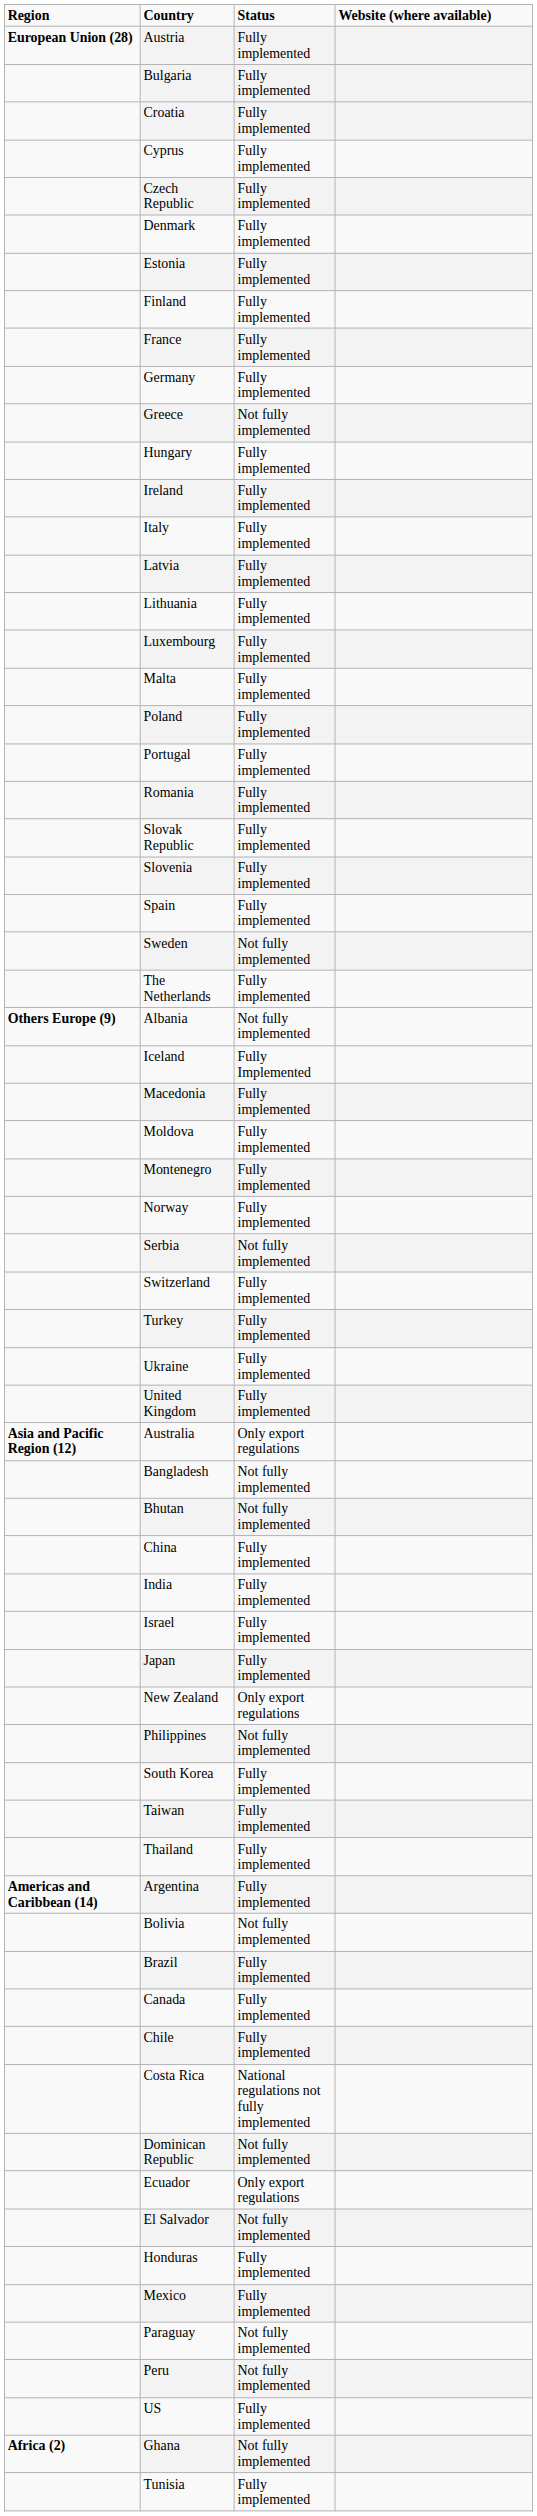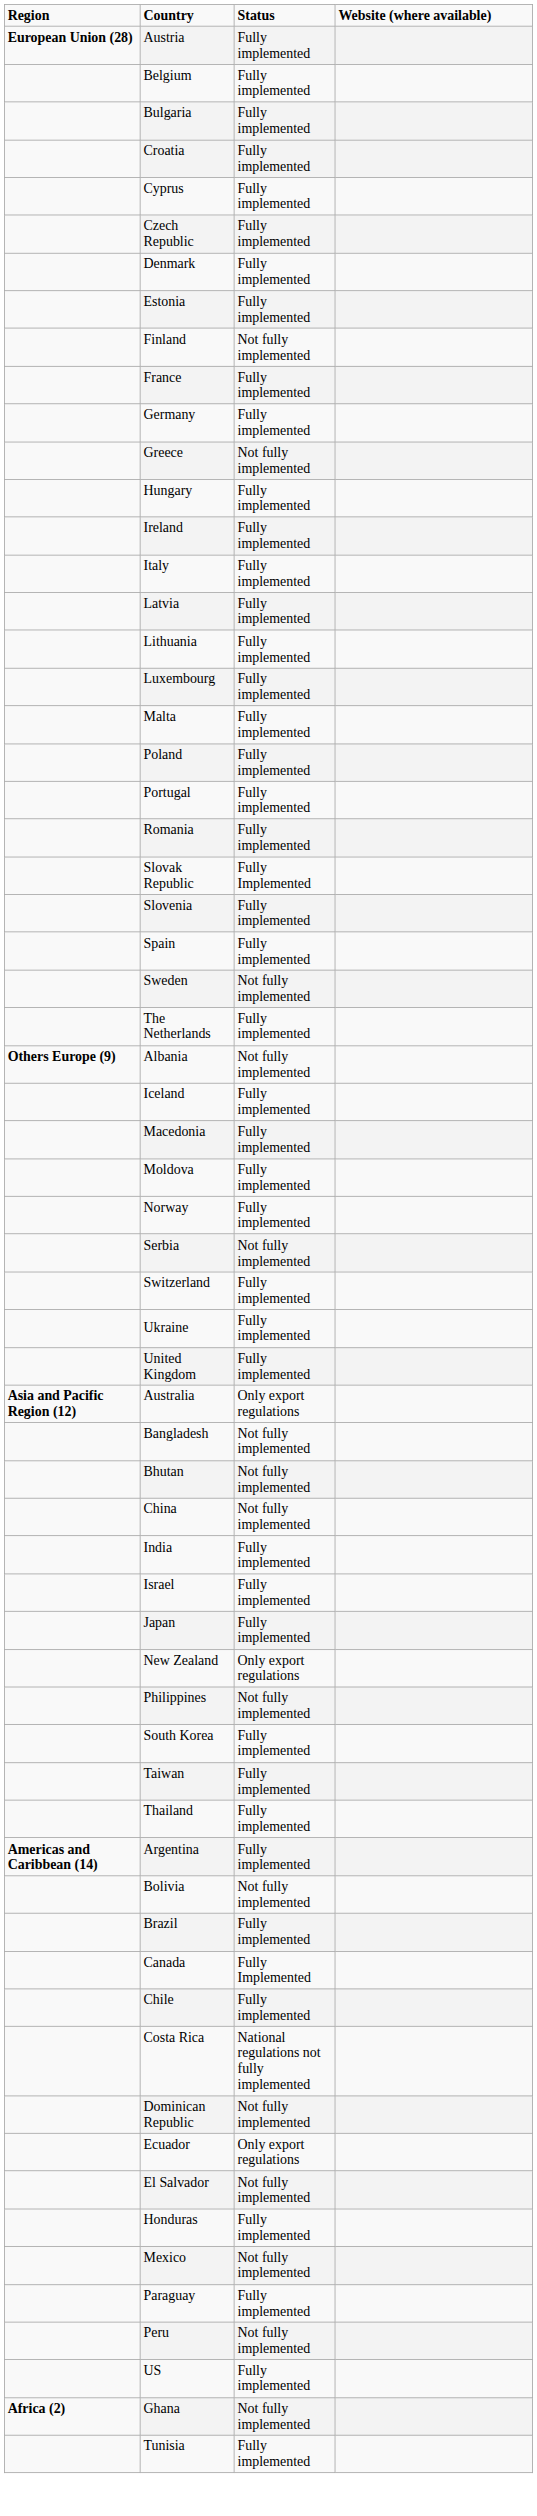+ row: (167, 75)
(274, 309) Fully implemented -> (274, 347) Not fully implemented
(274, 837) Fully implemented -> (274, 875) Fully Implemented
(274, 1064) Fully Implemented -> (274, 1102) Fully implemented
- row: (178, 1169)
- row: (163, 1320)
(274, 1554) Fully implemented -> (274, 1517) Not fully implemented
(274, 2007) Fully implemented -> (274, 1969) Fully Implemented
(274, 2303) Fully implemented -> (274, 2265) Not fully implemented
(274, 2340) Not fully implemented -> (274, 2303) Fully implemented
